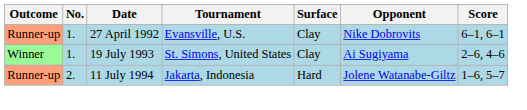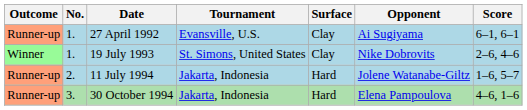(382, 34) Nike Dobrovits -> (390, 34) Ai Sugiyama
(376, 54) Ai Sugiyama -> (396, 54) Nike Dobrovits
+ row: (132, 94)
